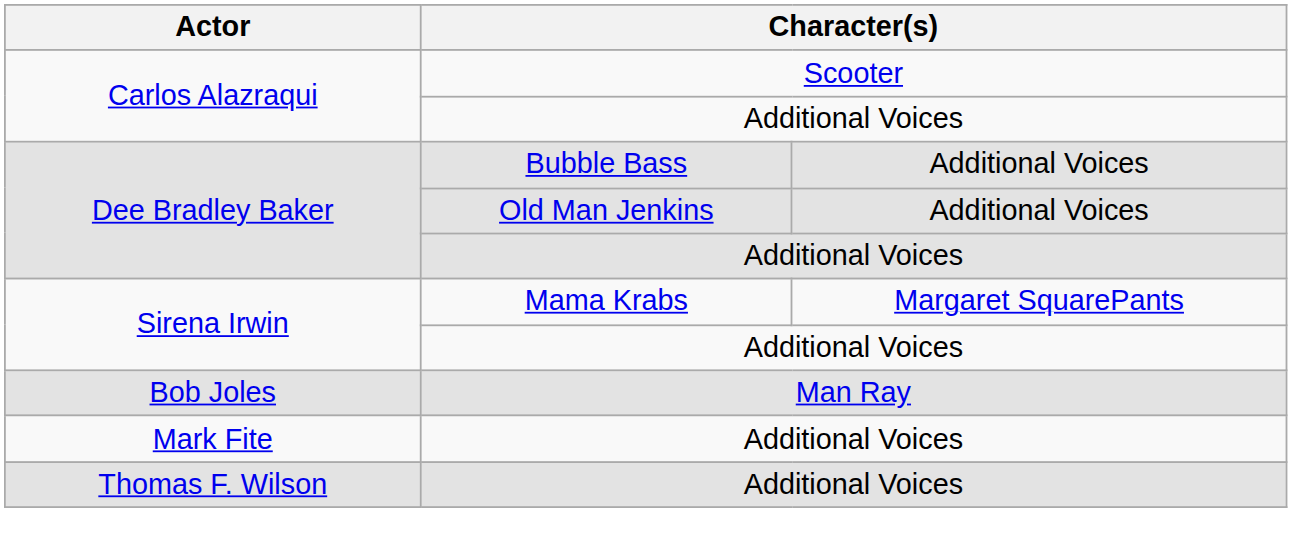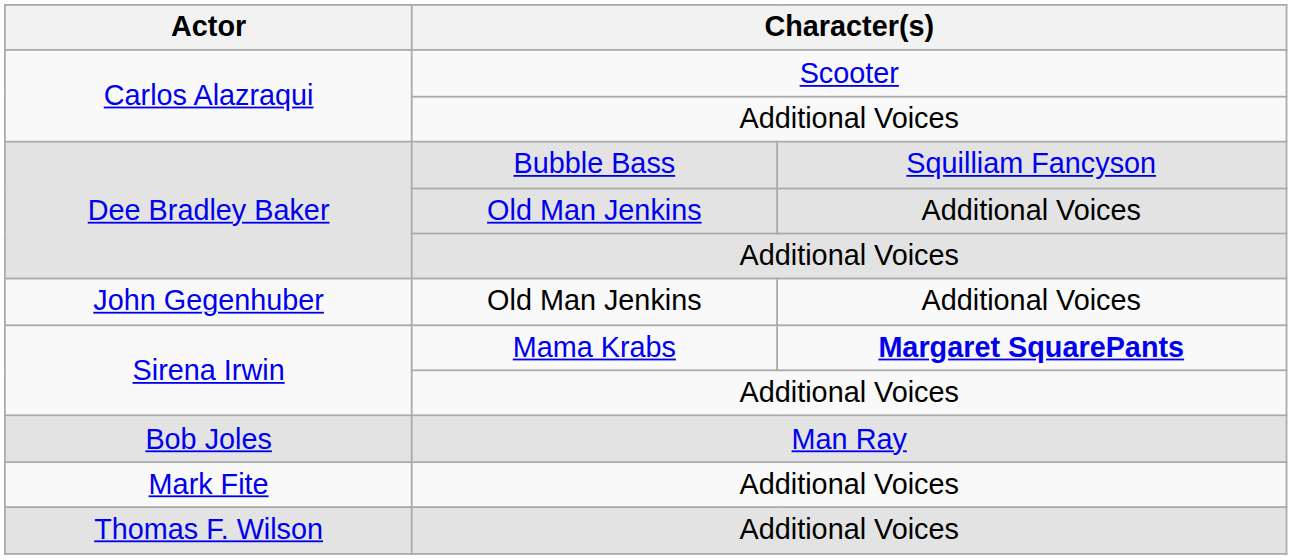(1039, 164) Additional Voices -> (1031, 164) Squilliam Fancyson
+ row: (209, 301)
(1039, 301) normal -> (1031, 347) bold
